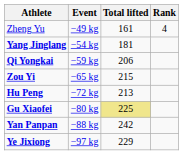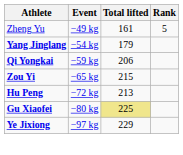(165, 29) 4 -> (165, 29) 5
(126, 45) 181 -> (126, 45) 179
- row: (32, 126)
